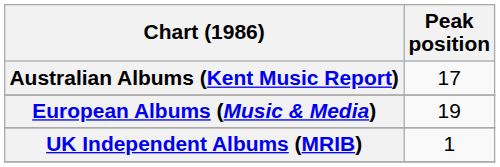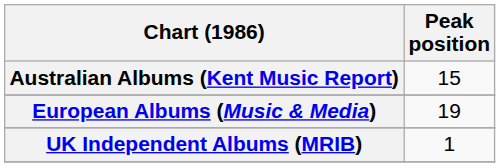(449, 77) 17 -> (449, 77) 15
